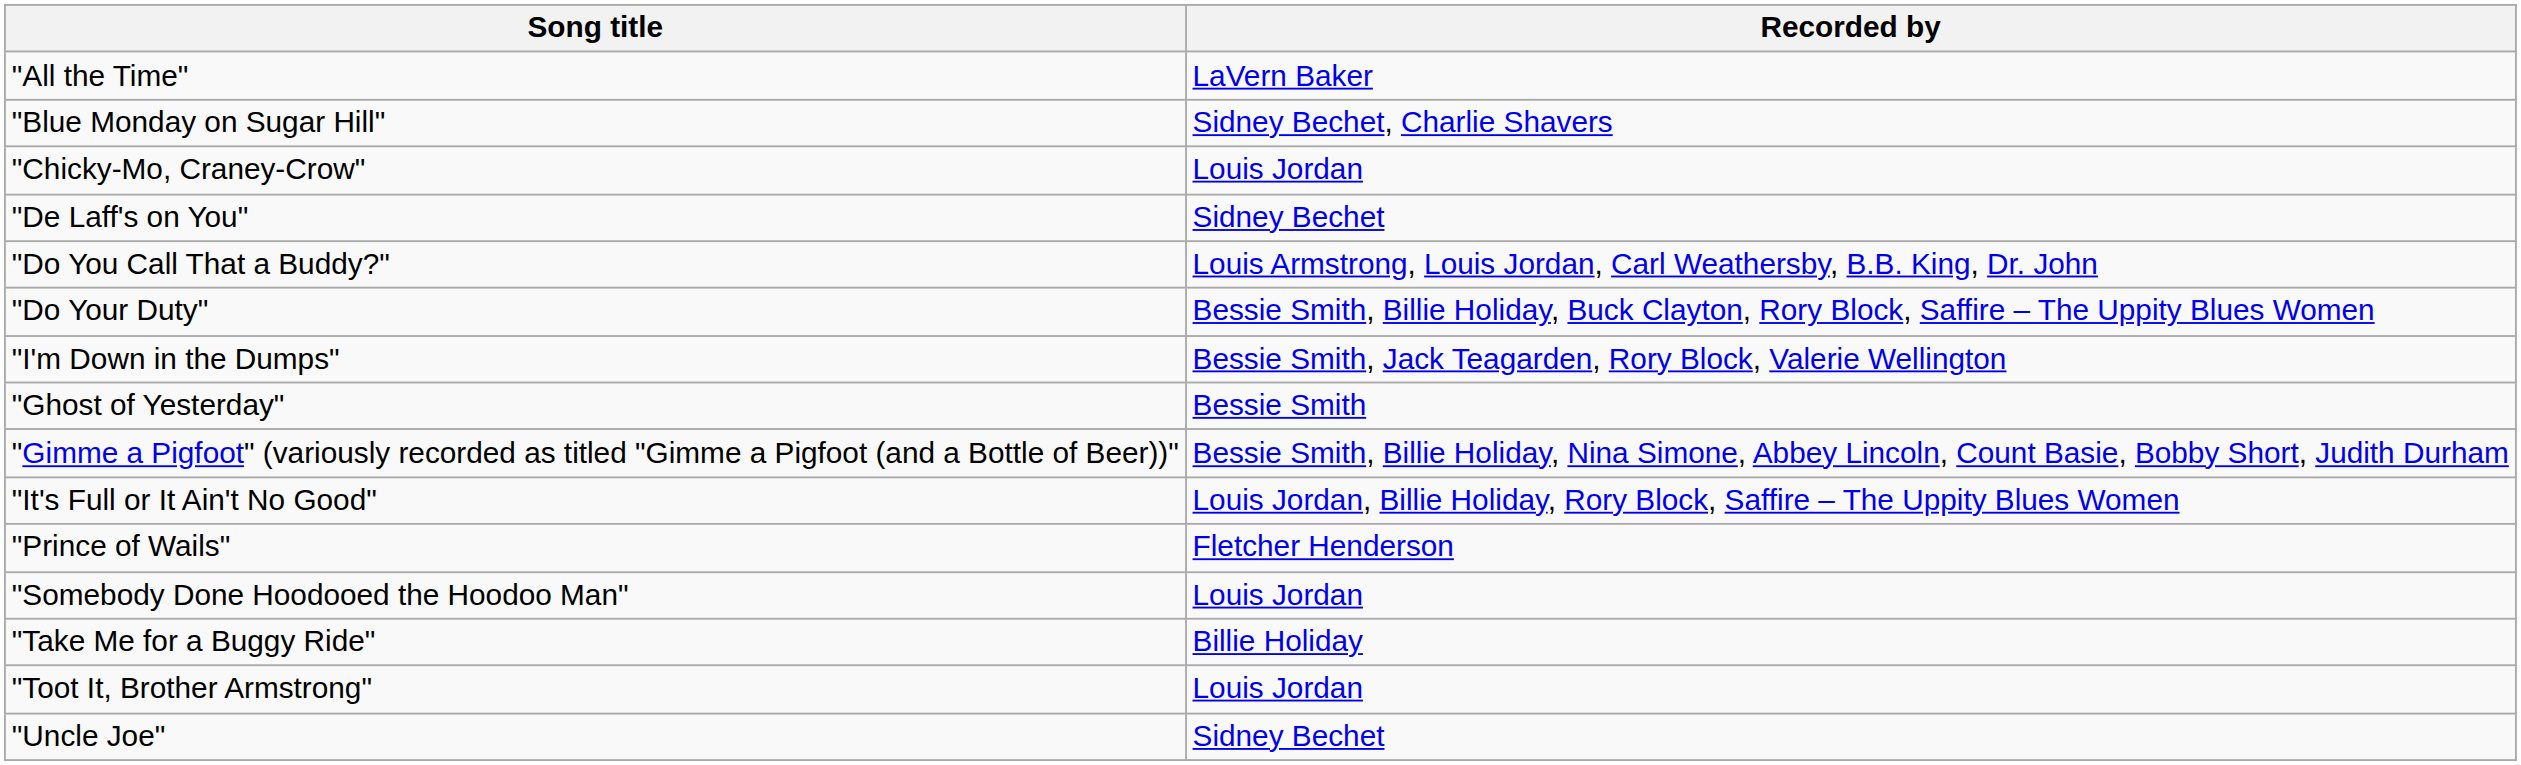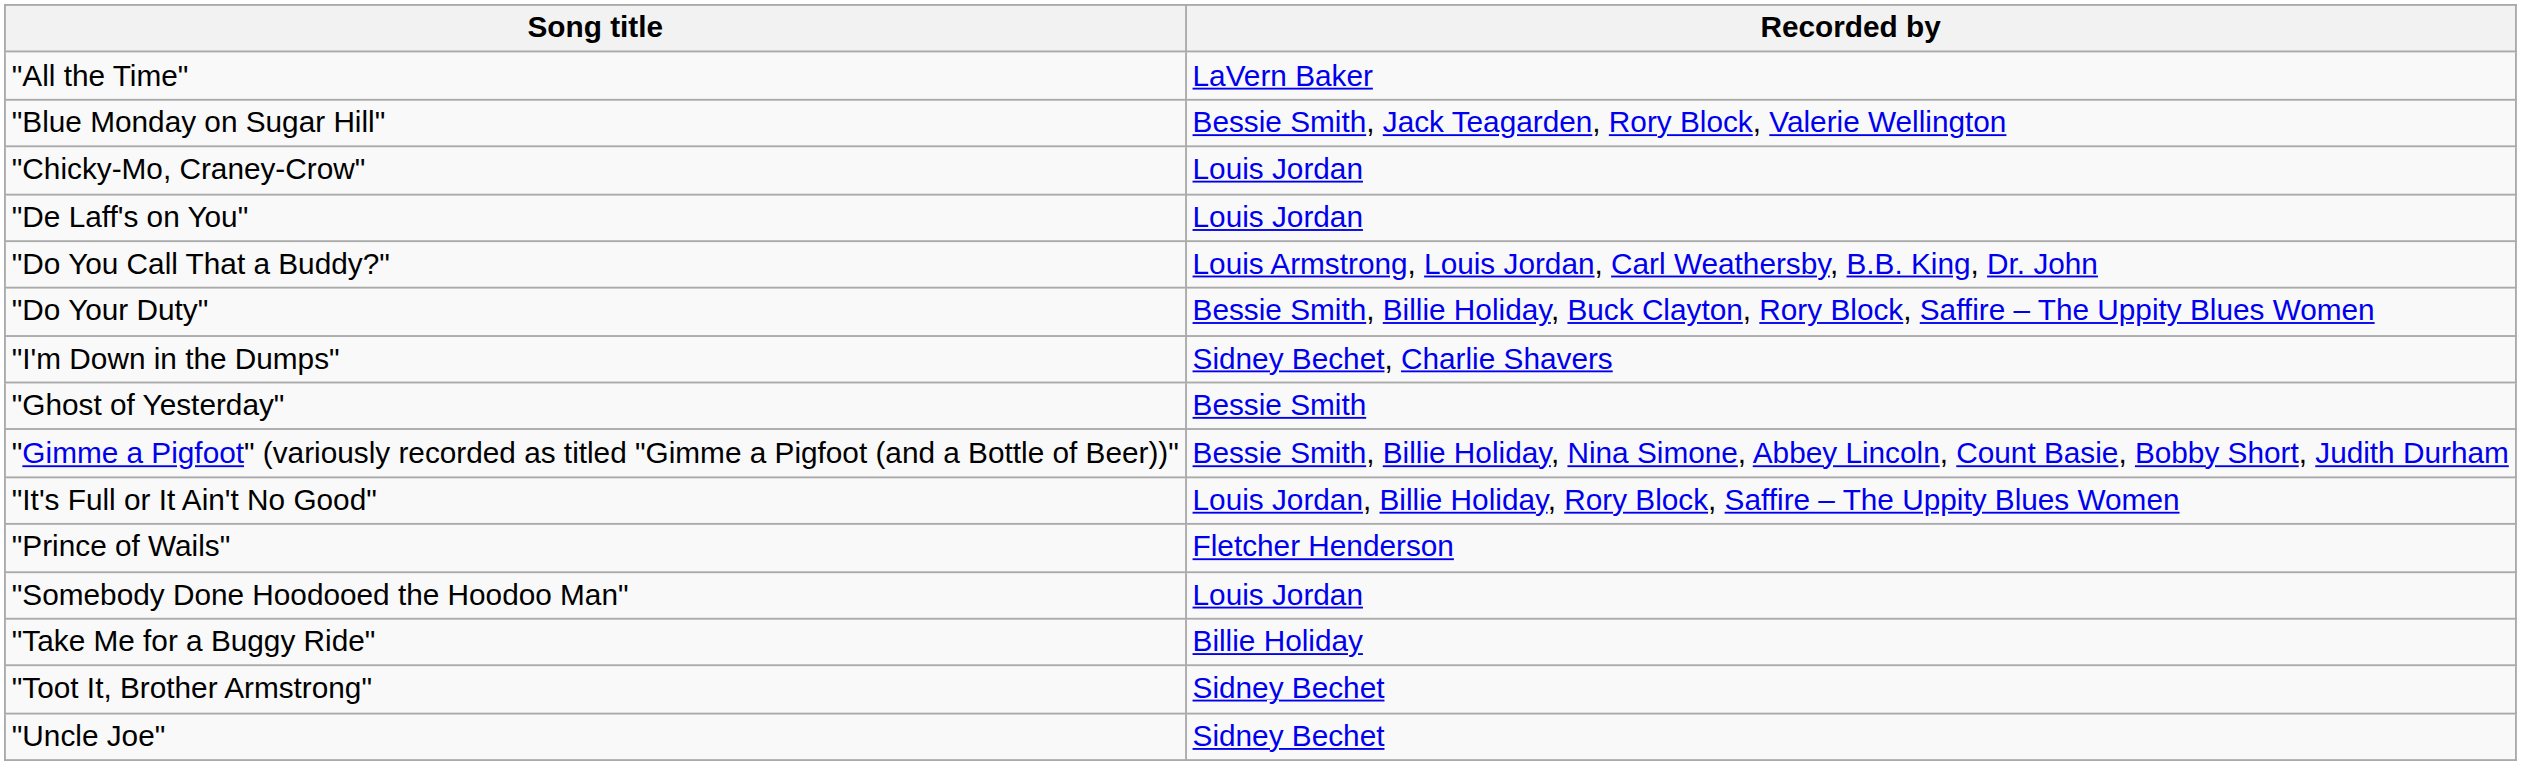(1403, 122) Sidney Bechet, Charlie Shavers -> (1599, 122) Bessie Smith, Jack Teagarden, Rory Block, Valerie Wellington
(1289, 216) Sidney Bechet -> (1278, 216) Louis Jordan
(1599, 358) Bessie Smith, Jack Teagarden, Rory Block, Valerie Wellington -> (1403, 358) Sidney Bechet, Charlie Shavers
(1278, 688) Louis Jordan -> (1289, 688) Sidney Bechet
